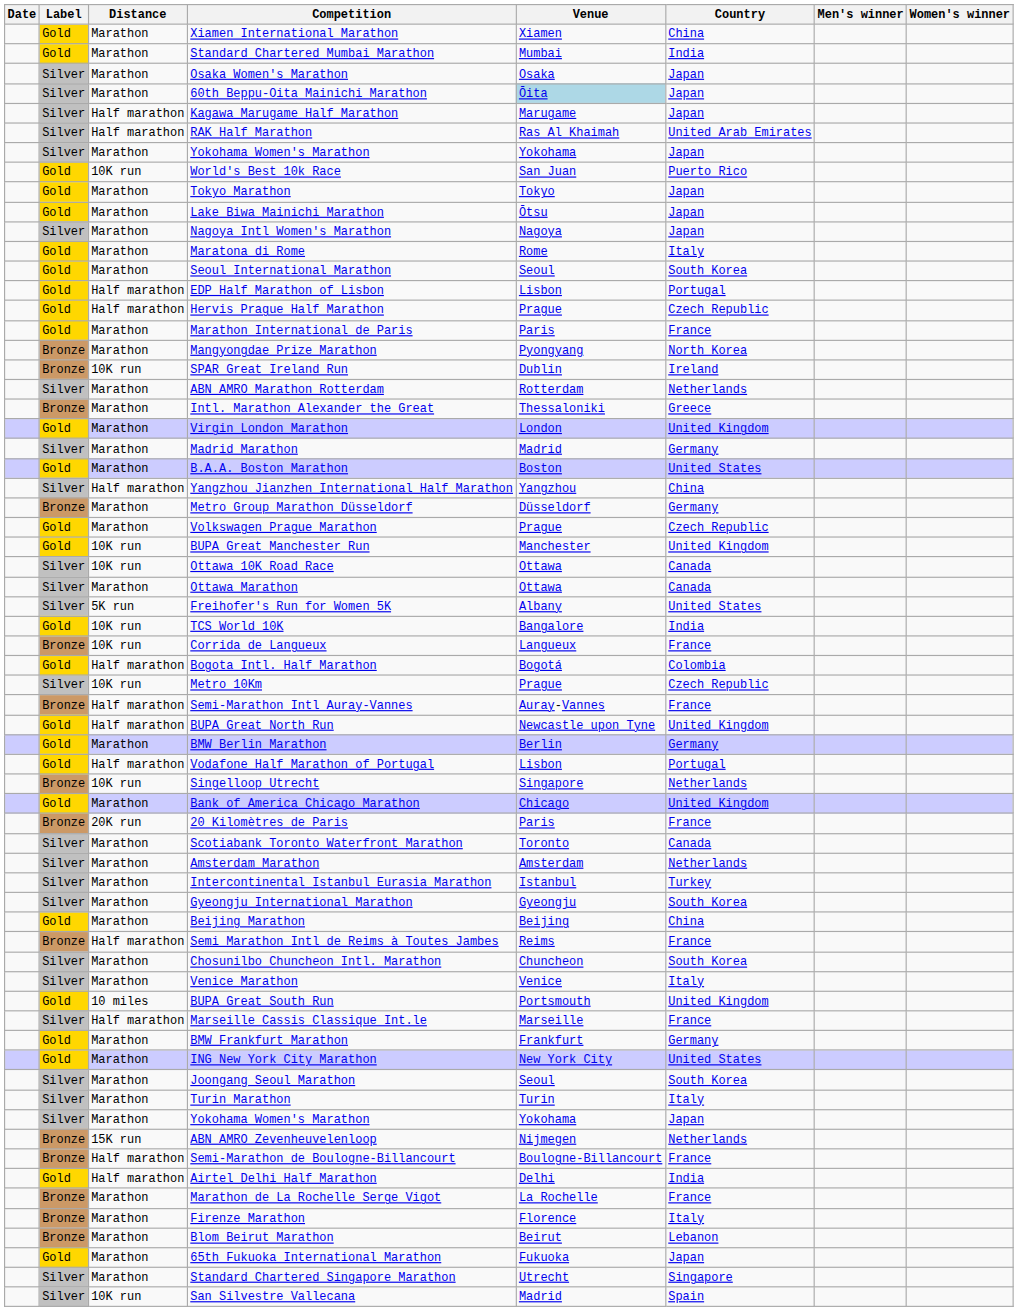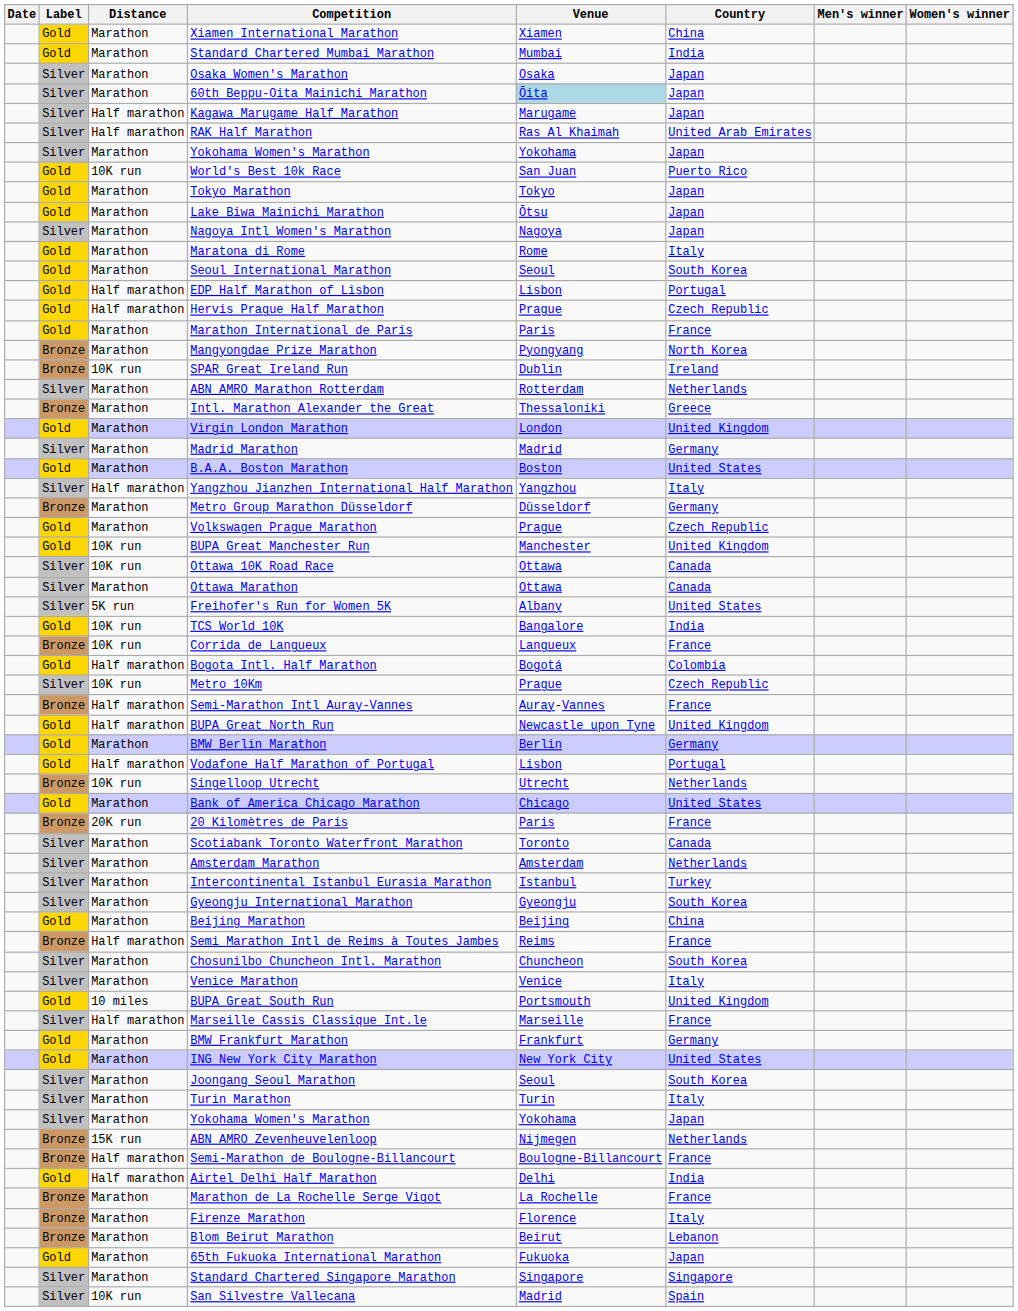(686, 488) China -> (686, 488) Italy
(551, 784) Singapore -> (544, 784) Utrecht
(718, 804) United Kingdom -> (715, 804) United States
(544, 1278) Utrecht -> (551, 1278) Singapore
